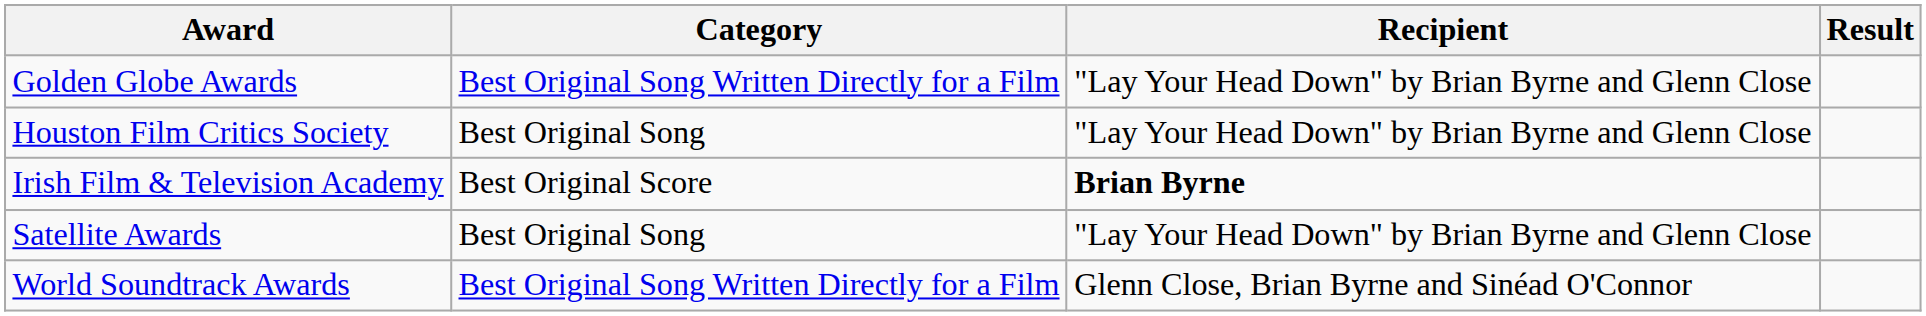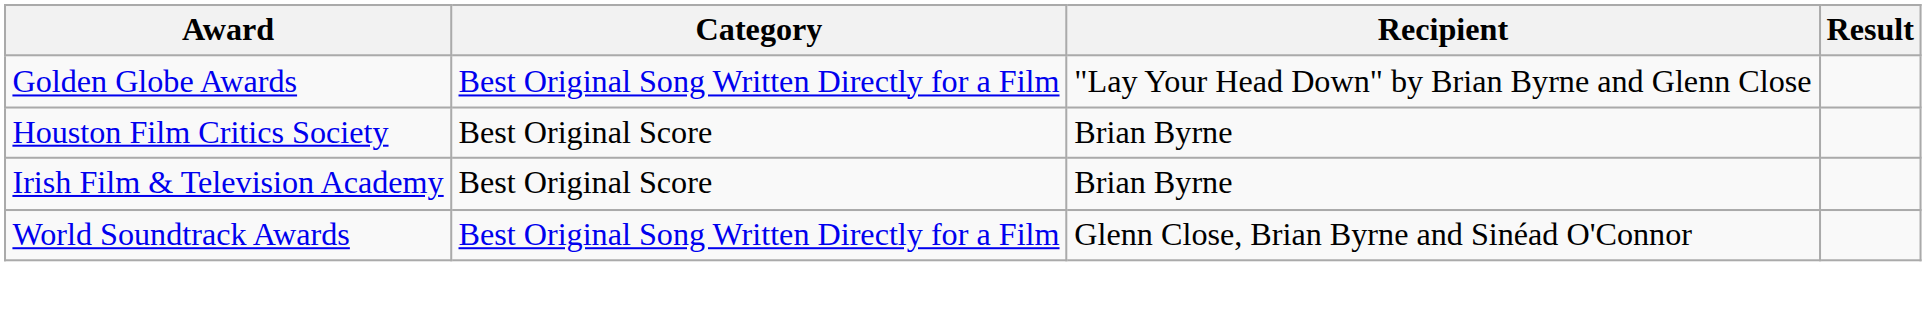(582, 132) Best Original Song -> (585, 132) Best Original Score
(1443, 132) "Lay Your Head Down" by Brian Byrne and Glenn Close -> (1153, 132) Brian Byrne
(1160, 183) bold -> (1153, 183) normal
- row: (117, 234)
